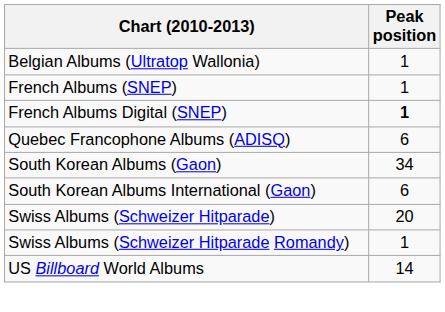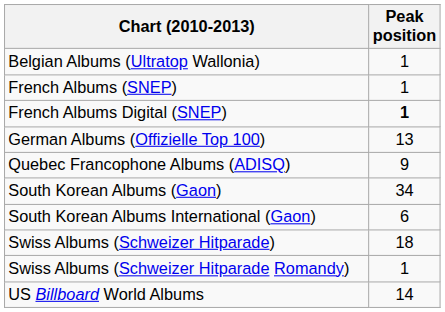+ row: (137, 139)
(405, 139) 6 -> (405, 165) 9
(405, 216) 20 -> (405, 242) 18
